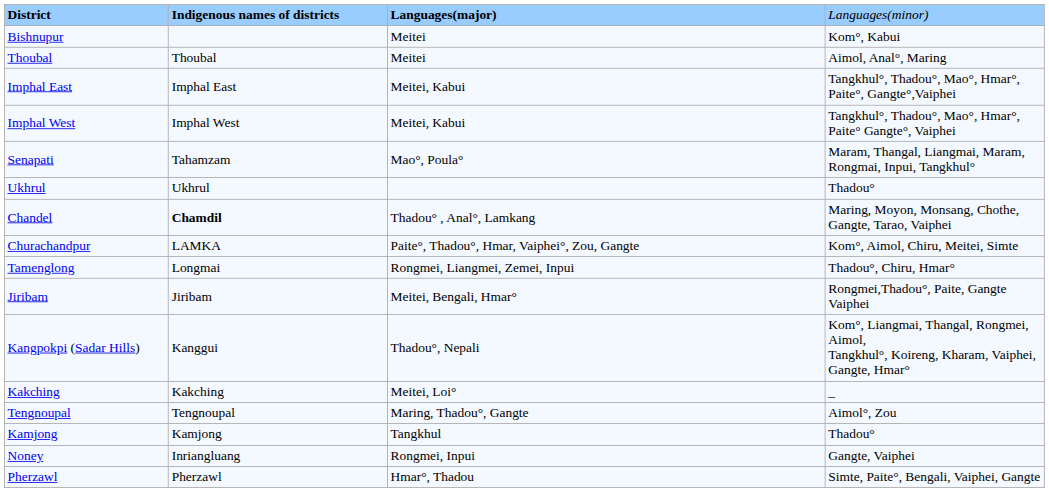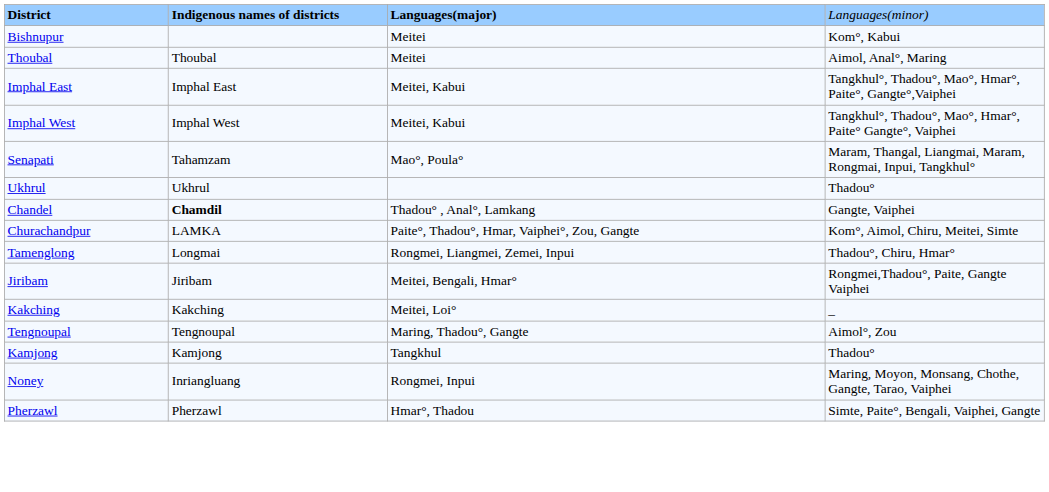(924, 217) Maring, Moyon, Monsang, Chothe, Gangte, Tarao, Vaiphei -> (871, 209) Gangte, Vaiphei
- row: (74, 347)
(871, 455) Gangte, Vaiphei -> (924, 381) Maring, Moyon, Monsang, Chothe, Gangte, Tarao, Vaiphei
